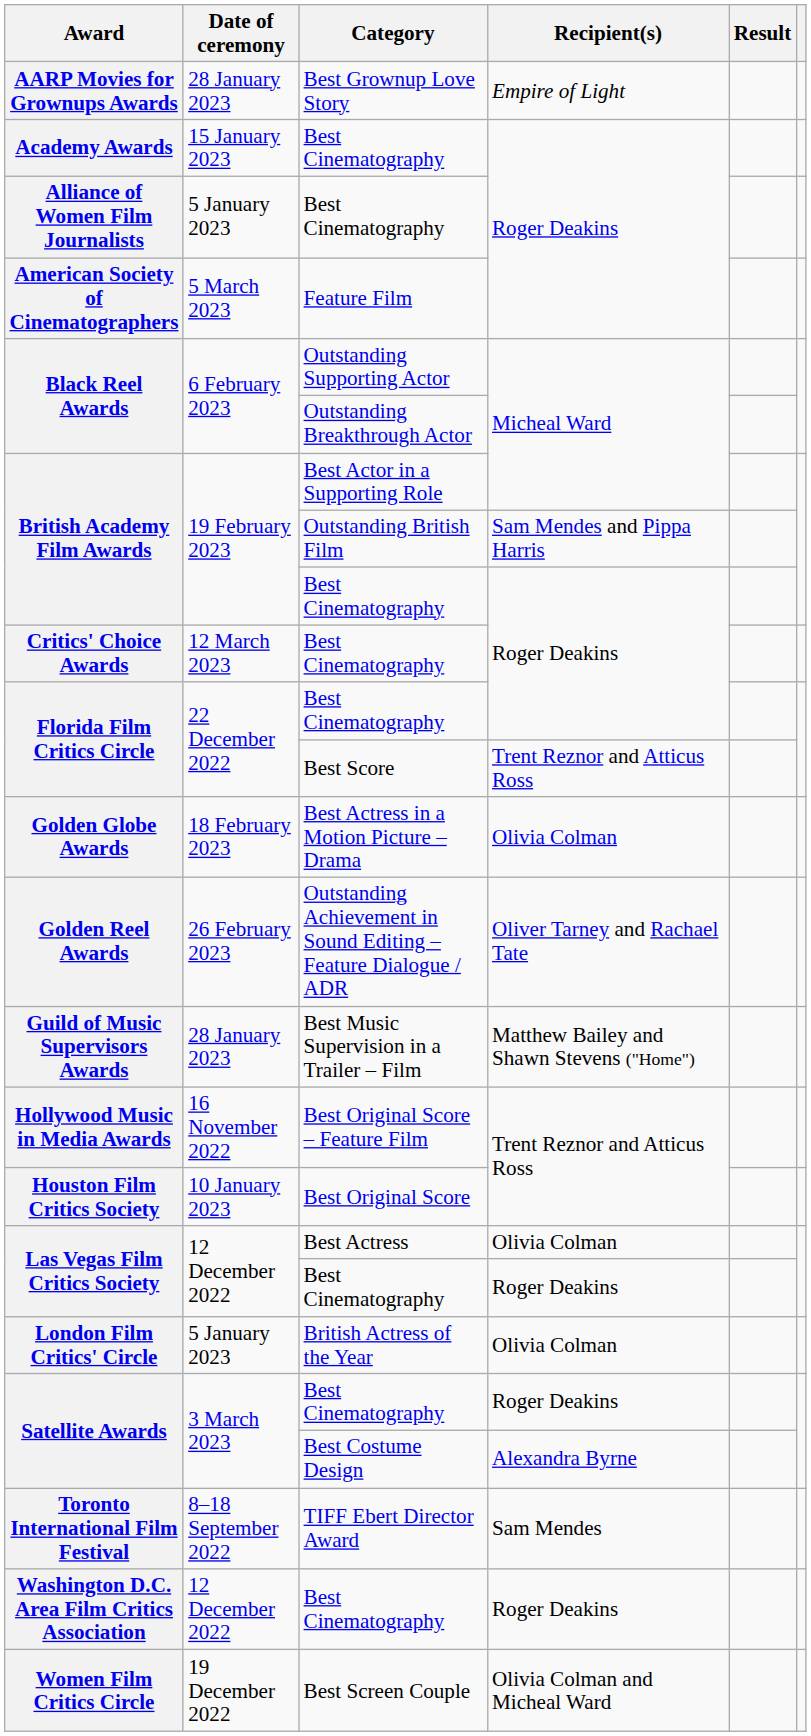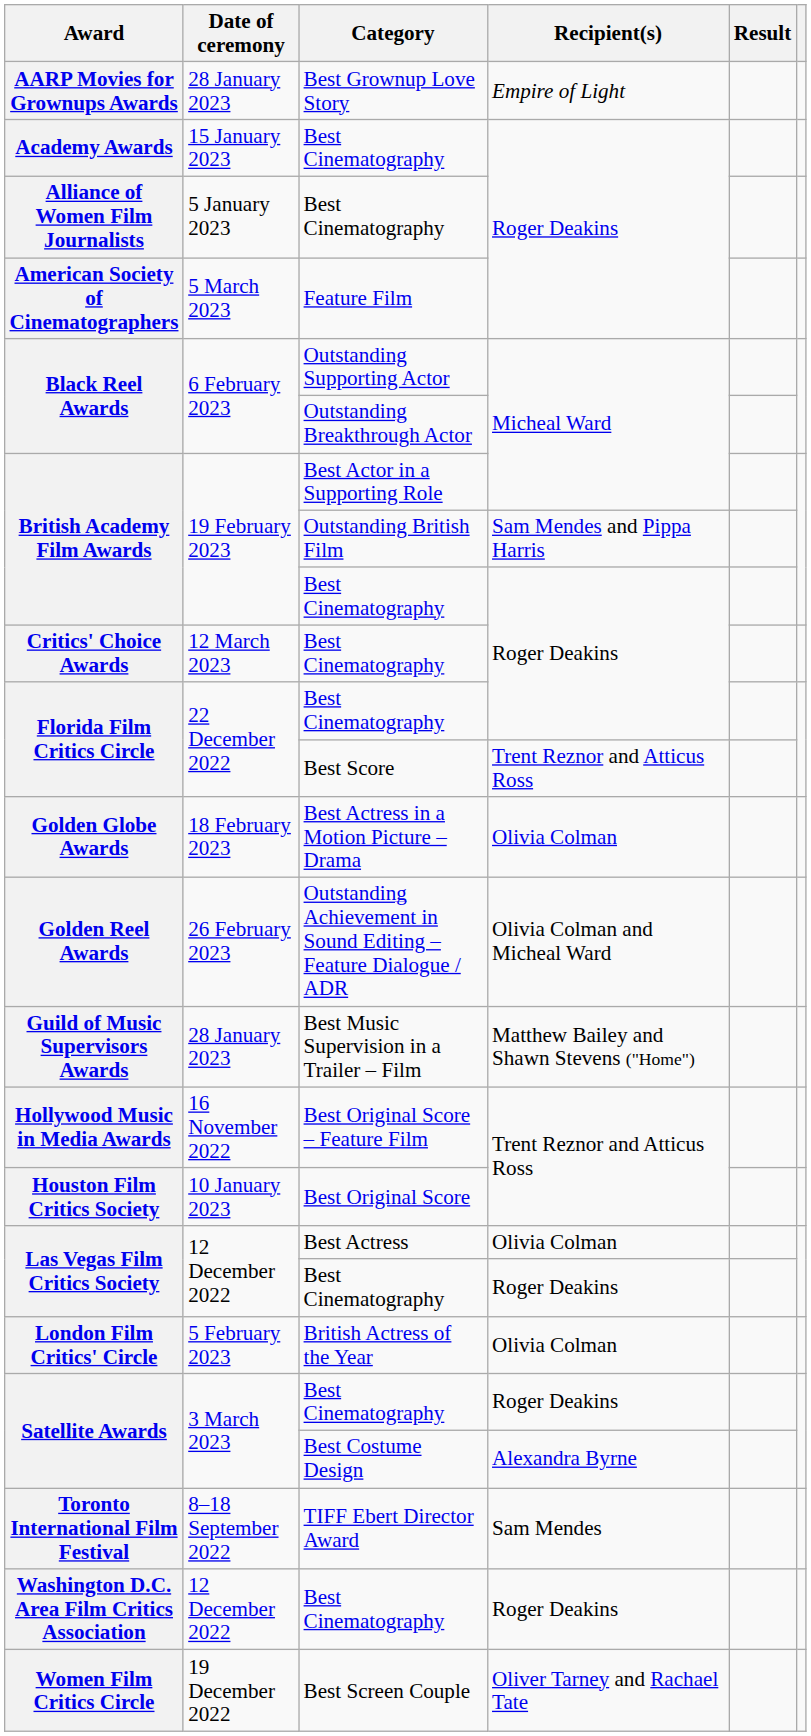(605, 941) Oliver Tarney and Rachael Tate -> (572, 941) Olivia Colman and Micheal Ward
(229, 1344) 5 January 2023 -> (234, 1344) 5 February 2023
(572, 1690) Olivia Colman and Micheal Ward -> (605, 1690) Oliver Tarney and Rachael Tate
